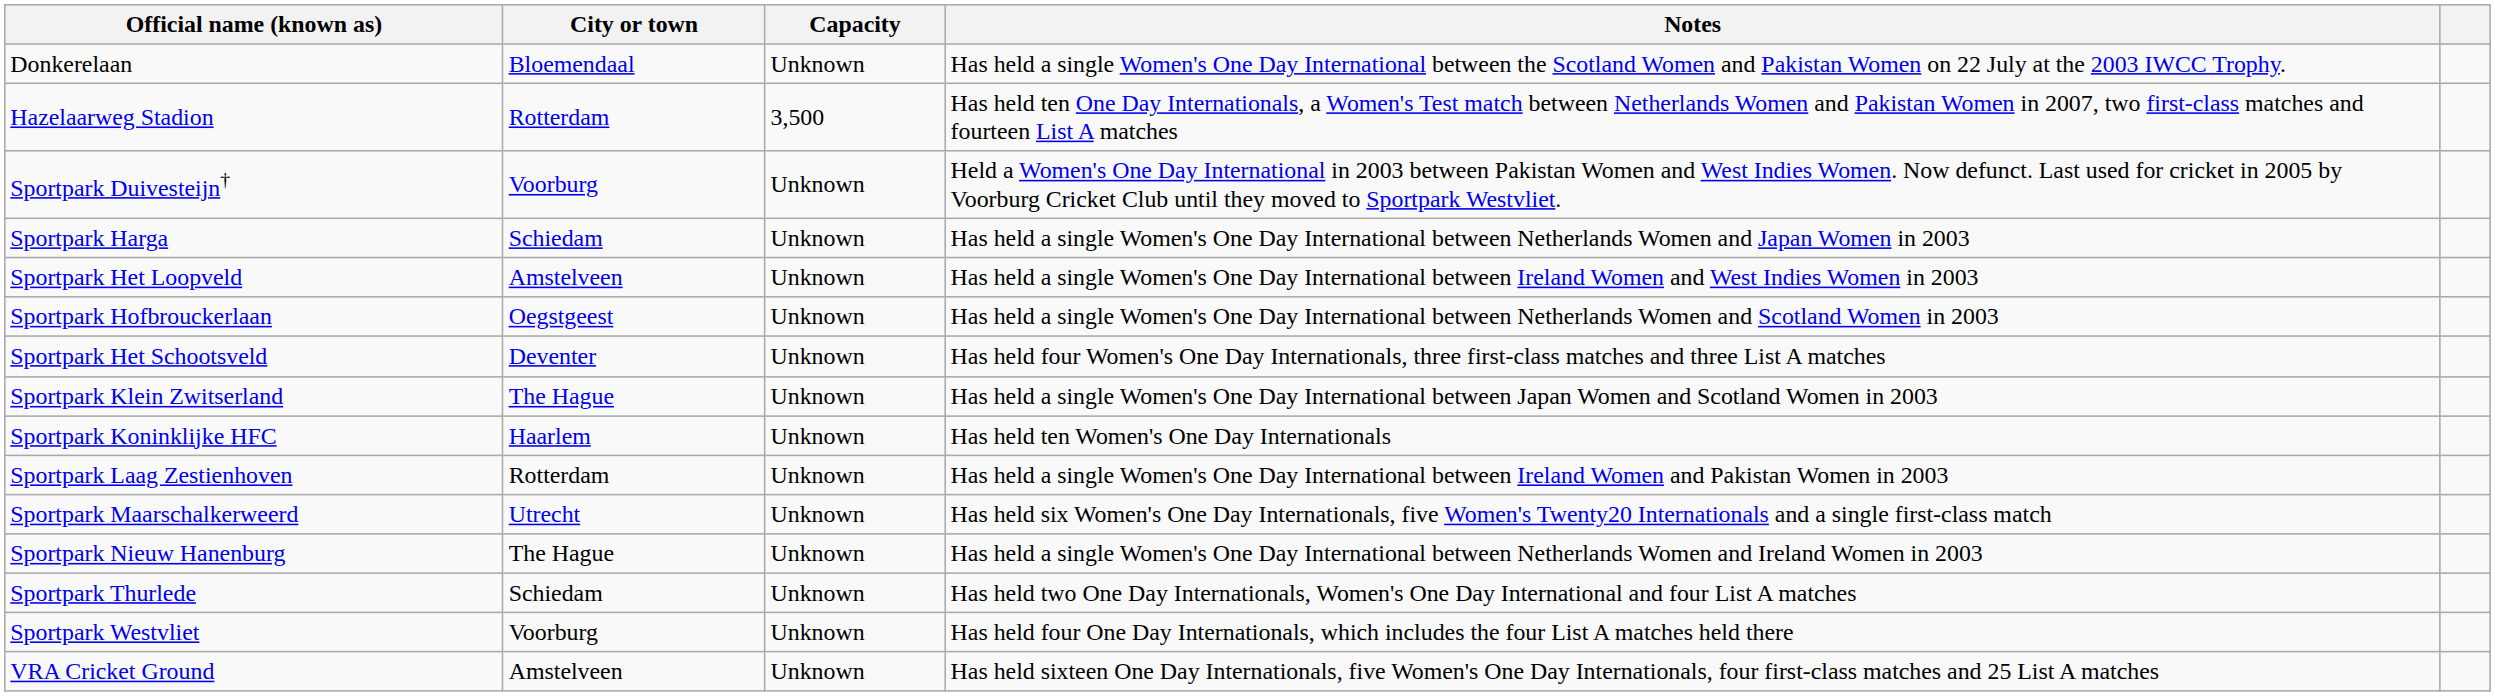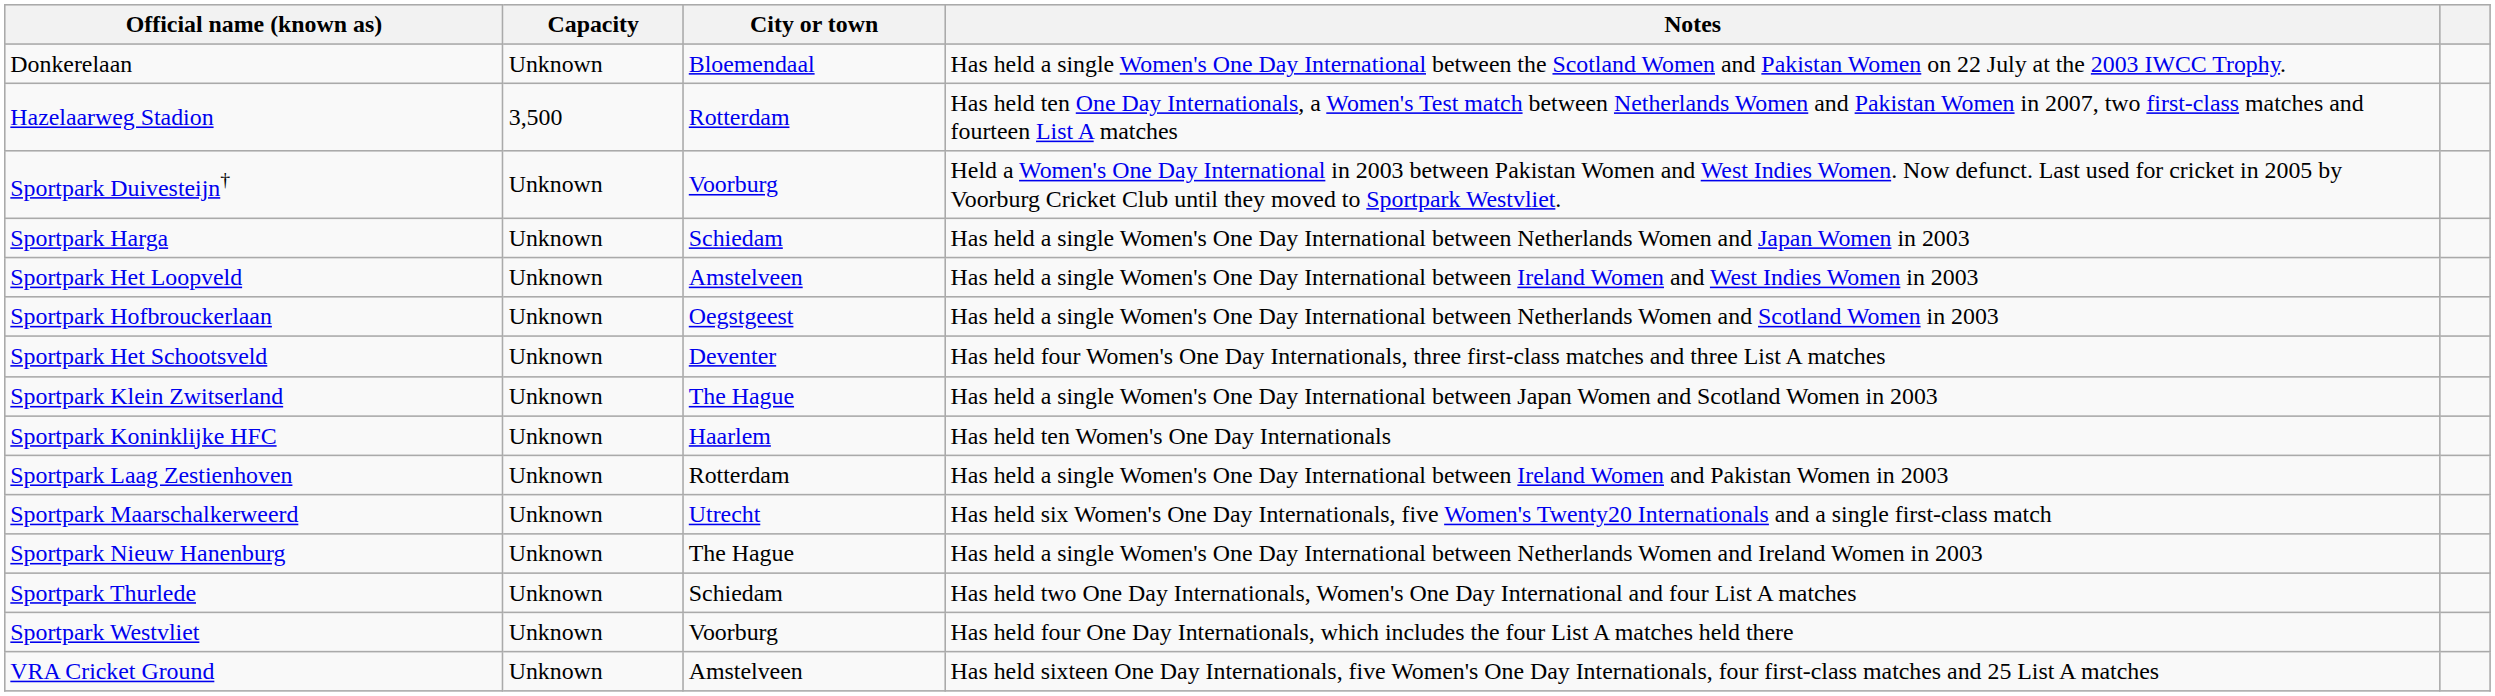columns swapped: (634, 24) <-> (855, 24)
